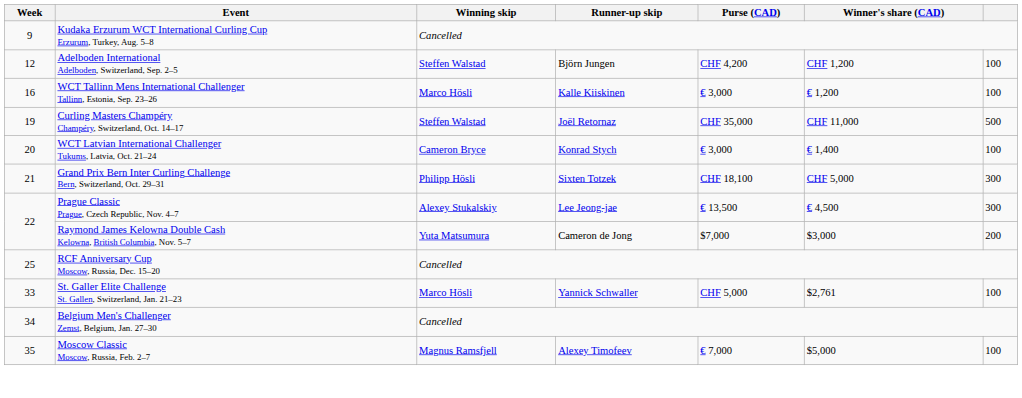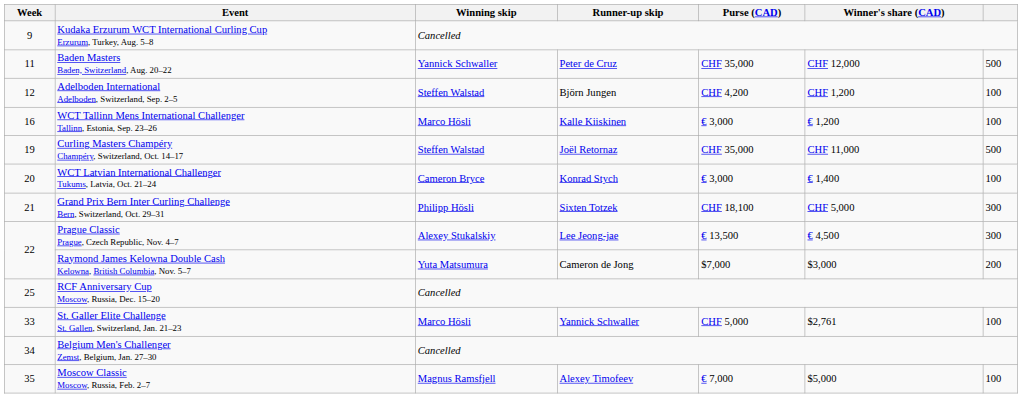+ row: (114, 64)
